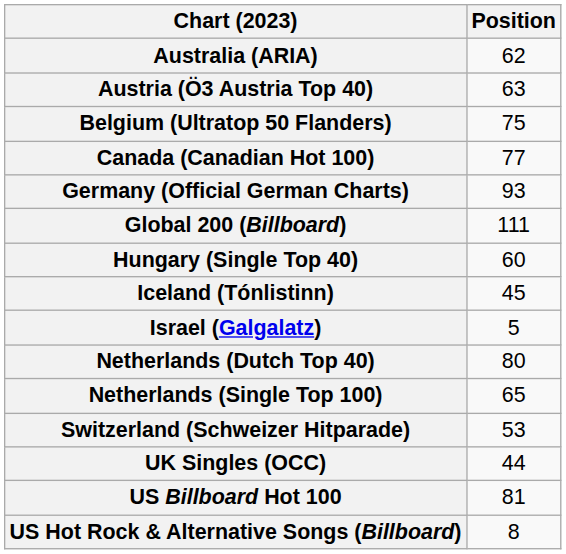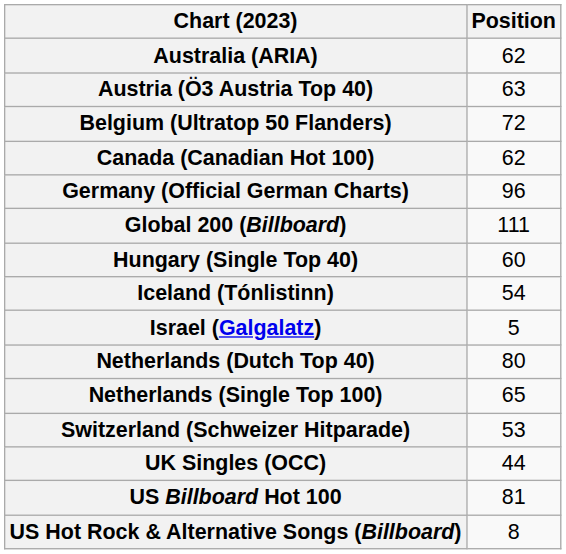(514, 123) 75 -> (514, 123) 72
(514, 157) 77 -> (514, 157) 62
(514, 191) 93 -> (514, 191) 96
(514, 293) 45 -> (514, 293) 54
